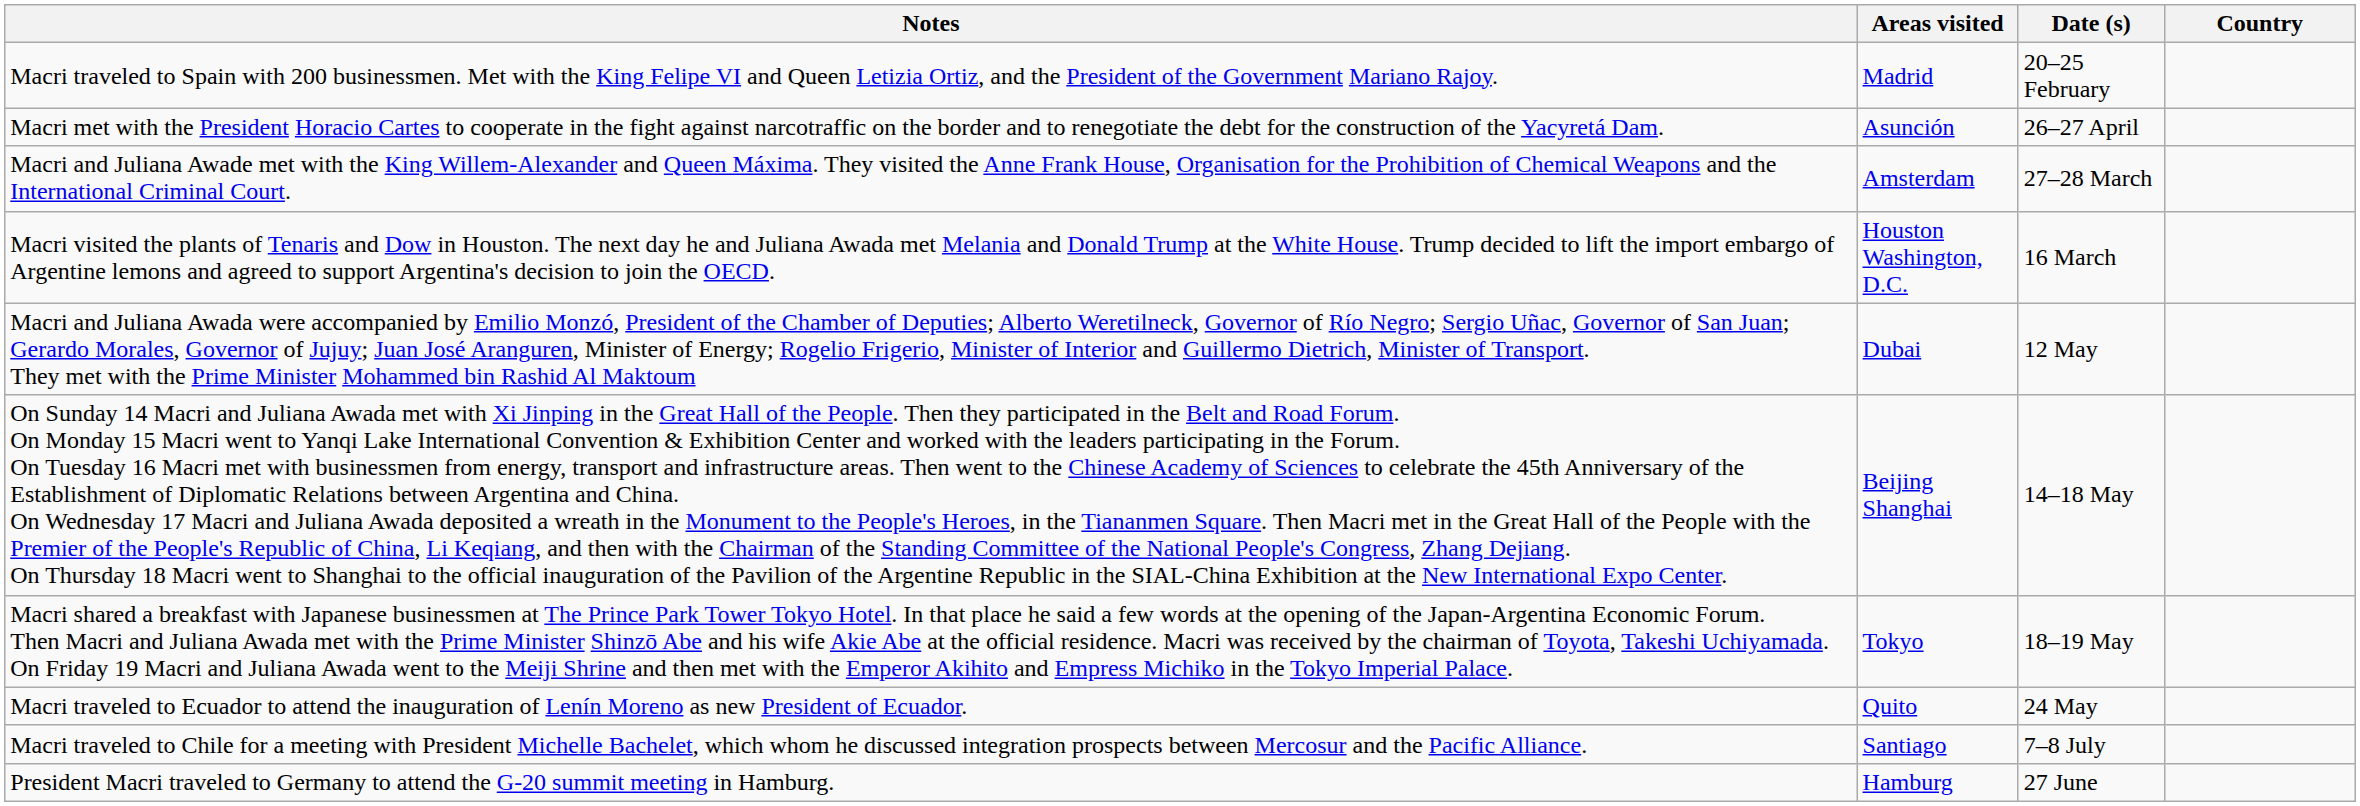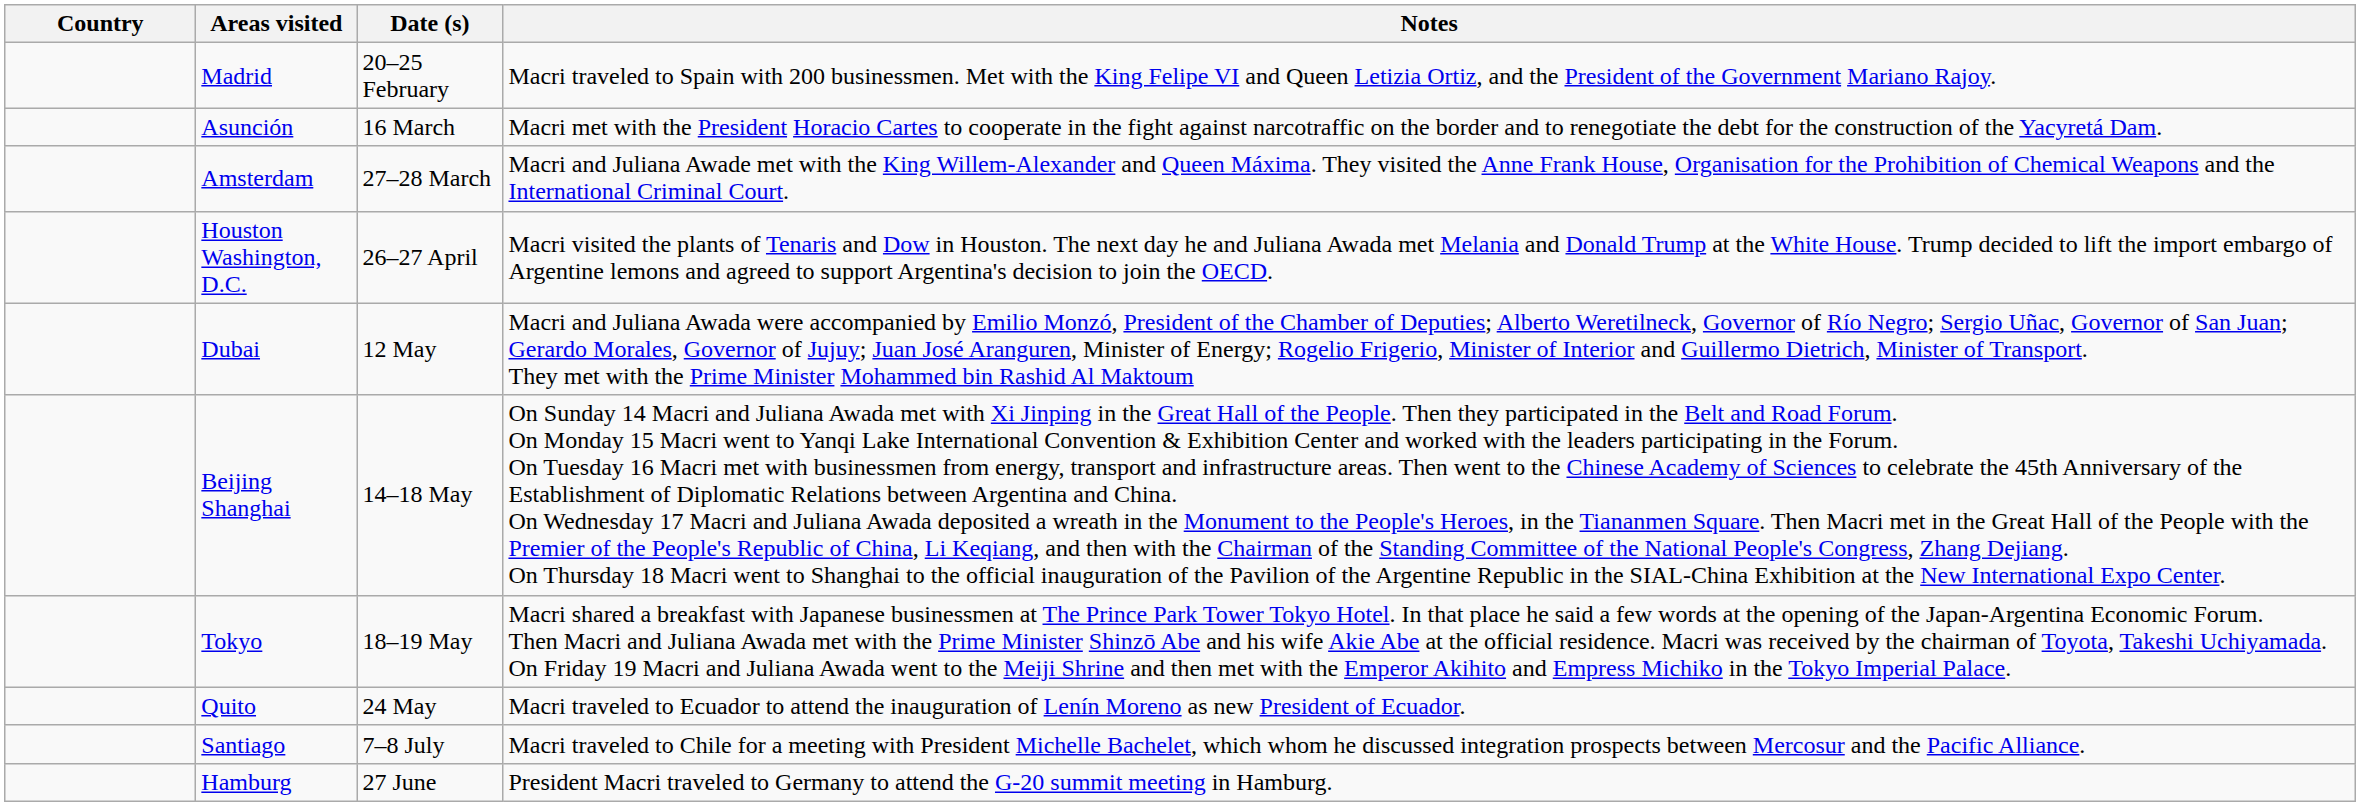columns swapped: (2260, 23) <-> (931, 23)
(2081, 126) 26–27 April -> (409, 126) 16 March
(2070, 256) 16 March -> (420, 256) 26–27 April
